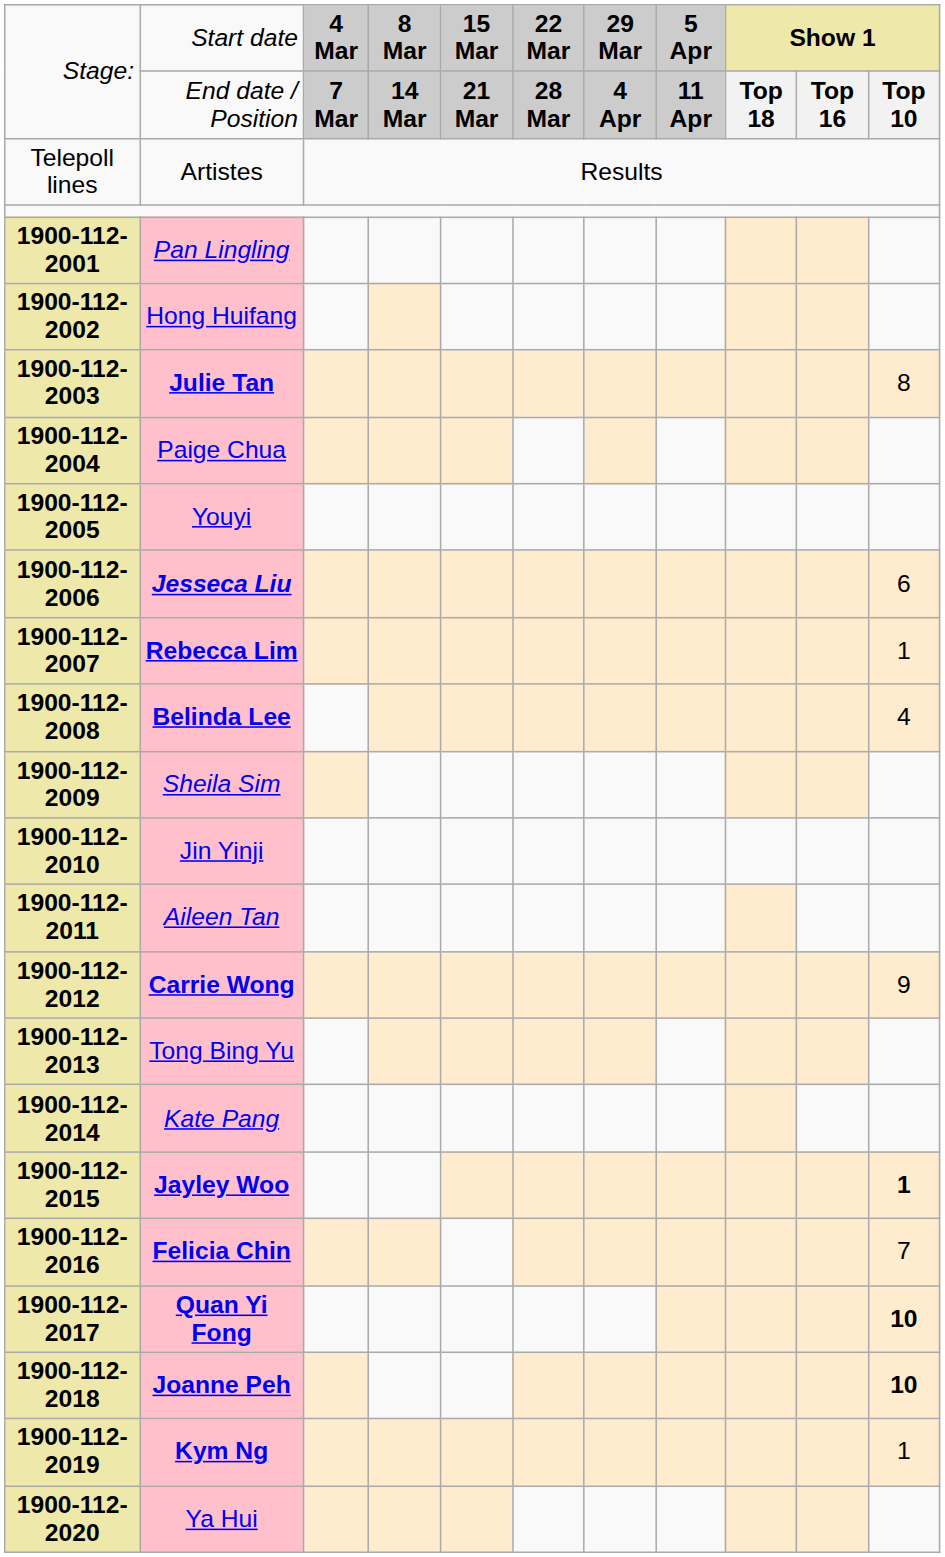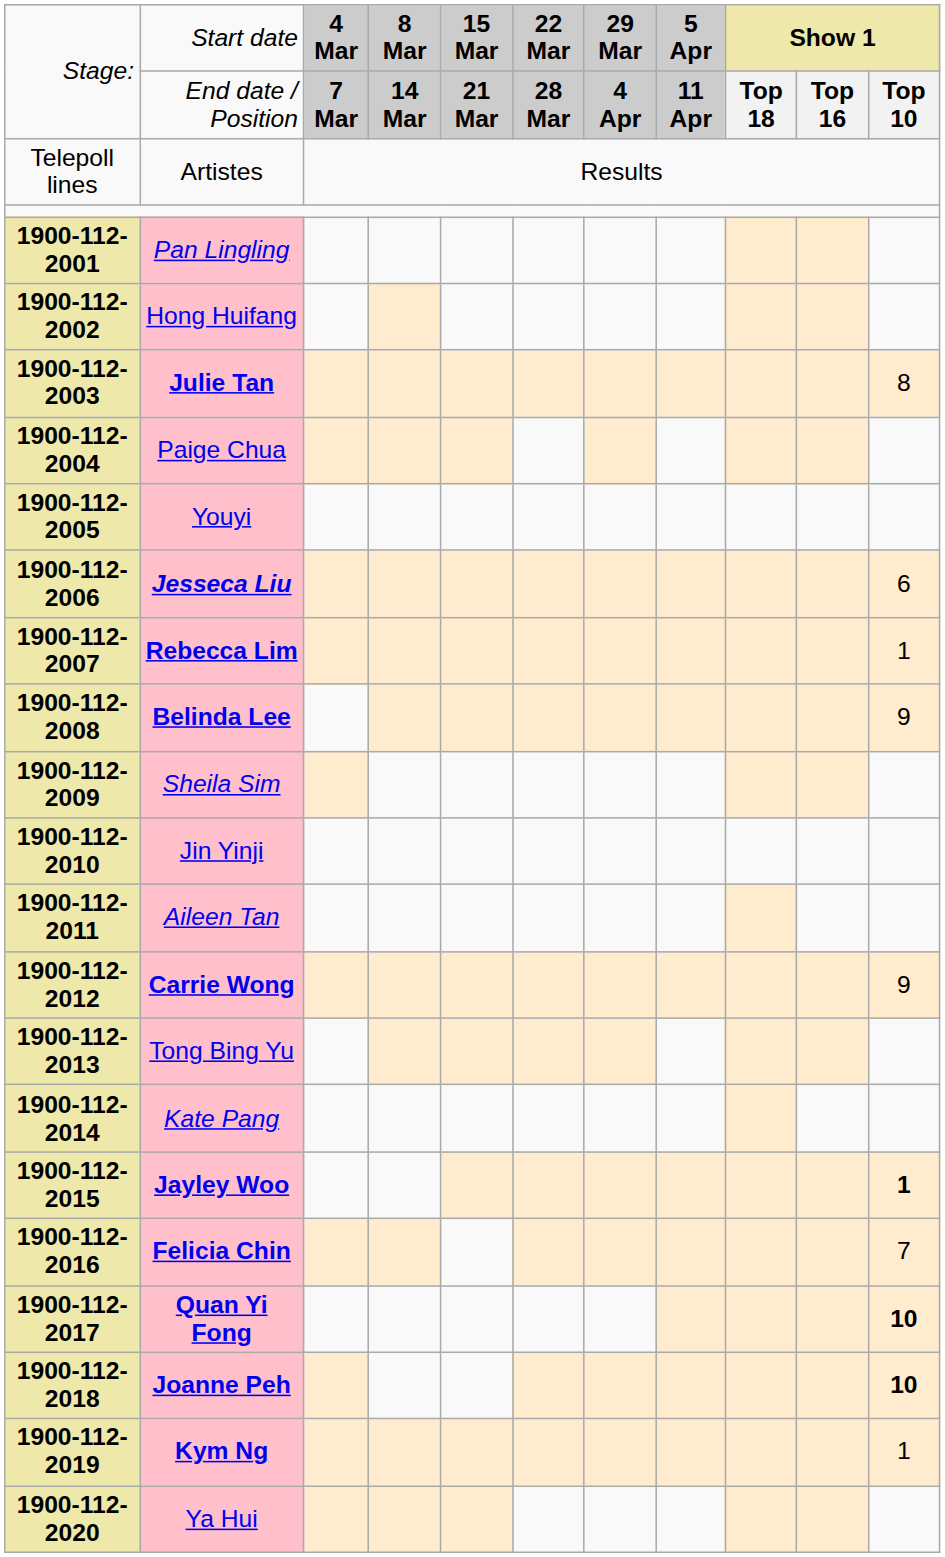(904, 717) 4 -> (904, 717) 9
